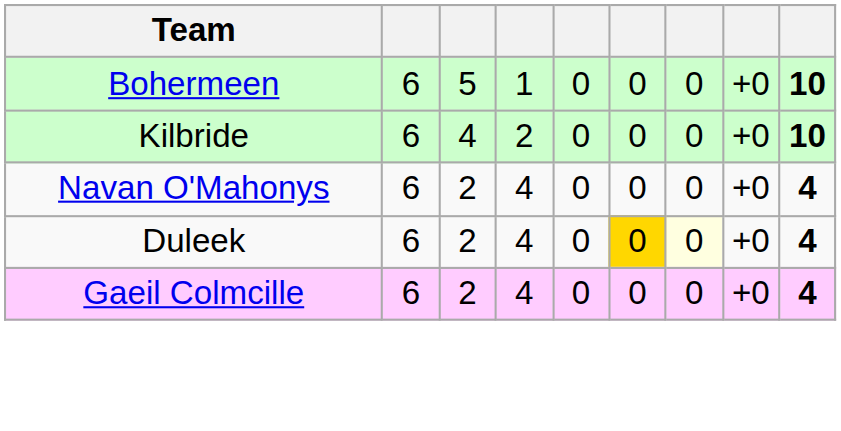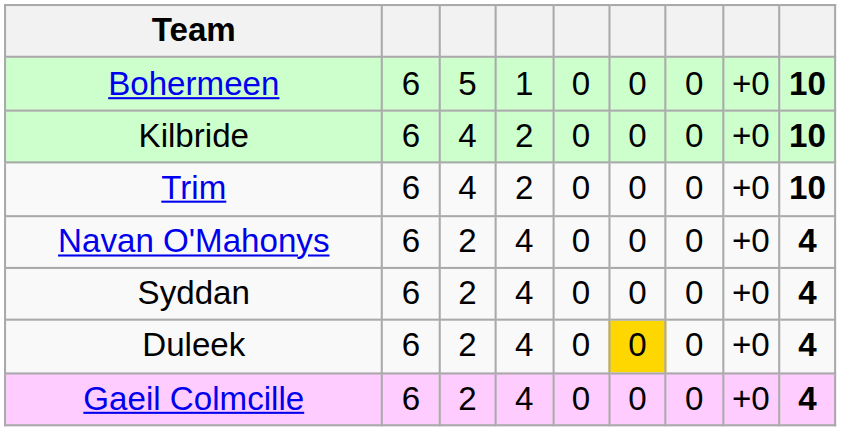+ row: (194, 188)
+ row: (194, 293)
(694, 240) lightyellow background -> (694, 345) no background
